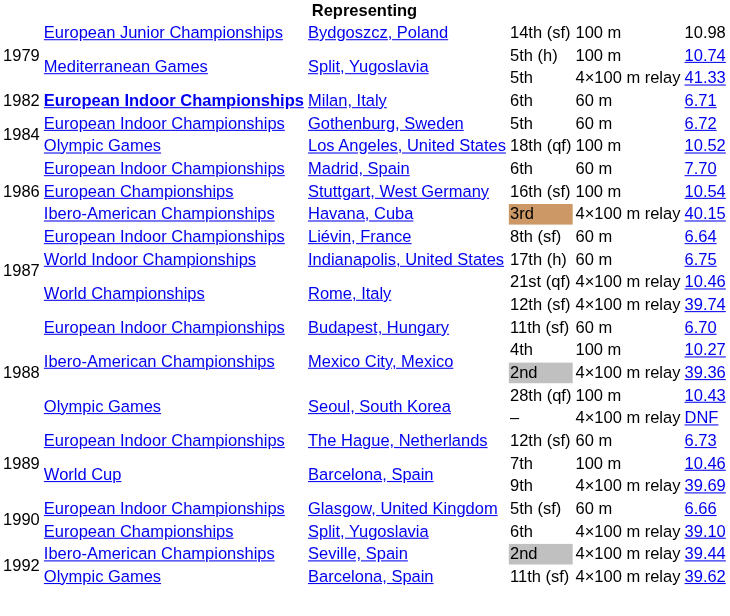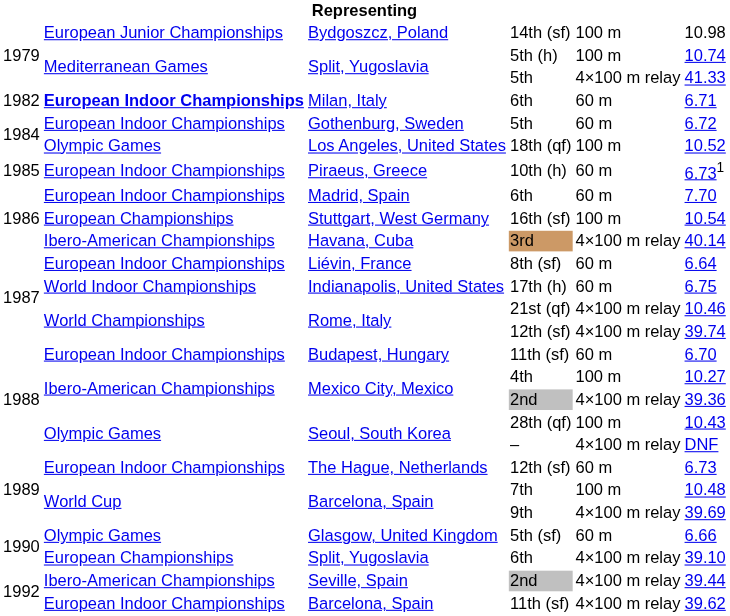+ row: (368, 171)
(705, 214) 40.15 -> (705, 241) 40.14
(705, 463) 10.46 -> (705, 490) 10.48
(164, 508) European Indoor Championships -> (102, 535) Olympic Games
(102, 576) Olympic Games -> (164, 603) European Indoor Championships
